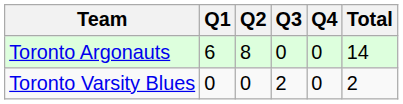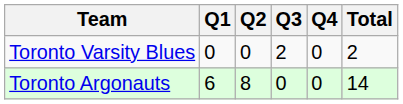rows swapped: (90, 51) <-> (102, 83)
